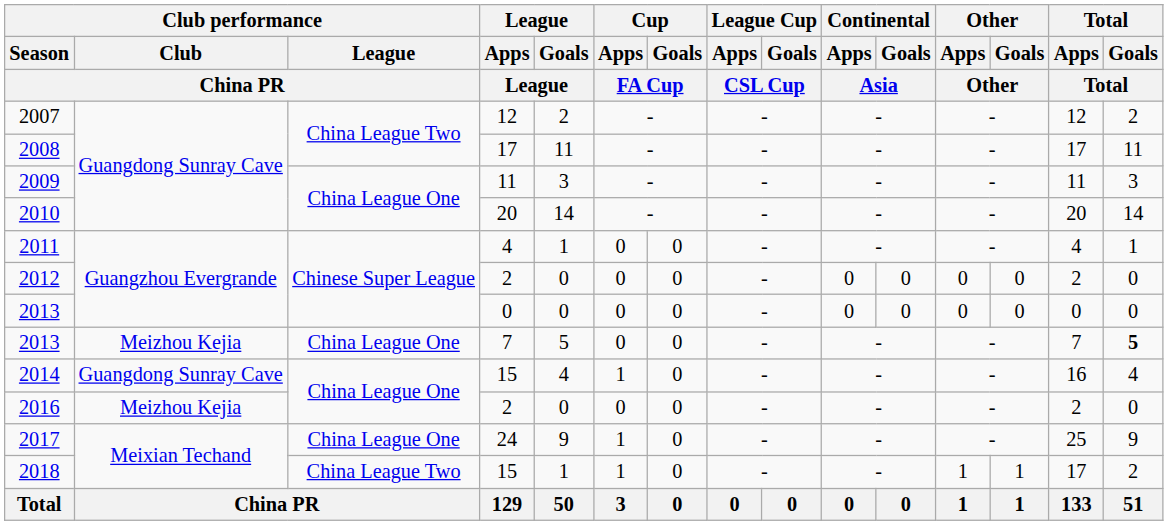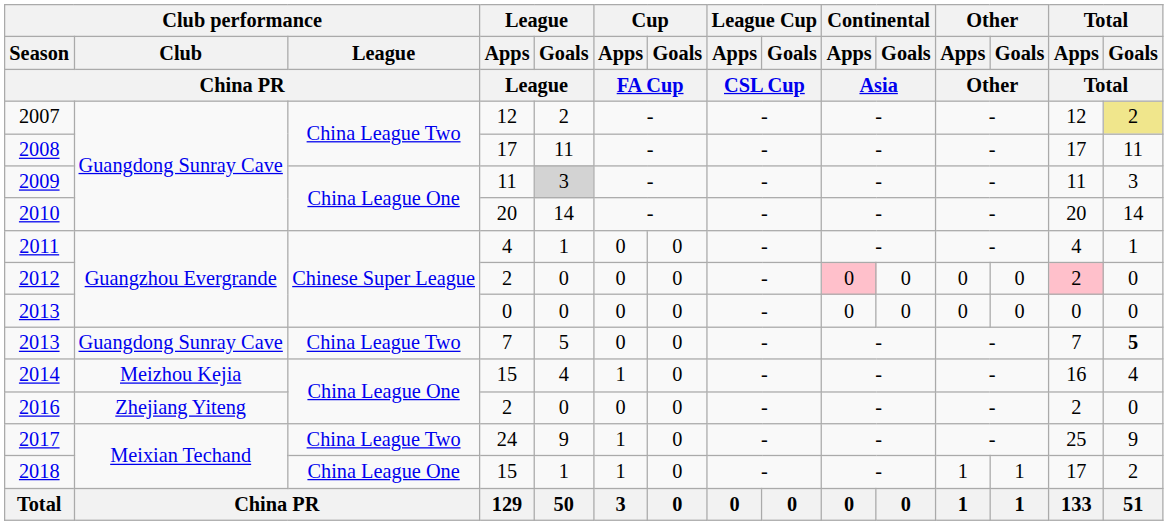(1133, 117) no background -> (1133, 117) khaki background
(564, 181) no background -> (564, 181) lightgrey background
(849, 278) no background -> (849, 278) pink background
(1076, 278) no background -> (1076, 278) pink background
(181, 342) Meizhou Kejia -> (181, 342) Guangdong Sunray Cave
(384, 342) China League One -> (384, 342) China League Two
(181, 375) Guangdong Sunray Cave -> (181, 375) Meizhou Kejia
(181, 407) Meizhou Kejia -> (181, 407) Zhejiang Yiteng
(384, 439) China League One -> (384, 439) China League Two
(384, 471) China League Two -> (384, 471) China League One
